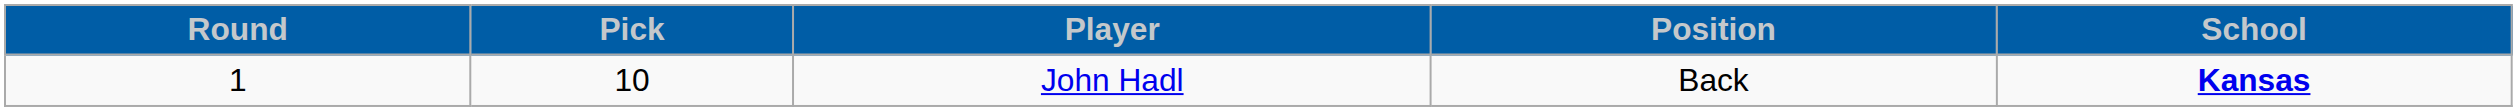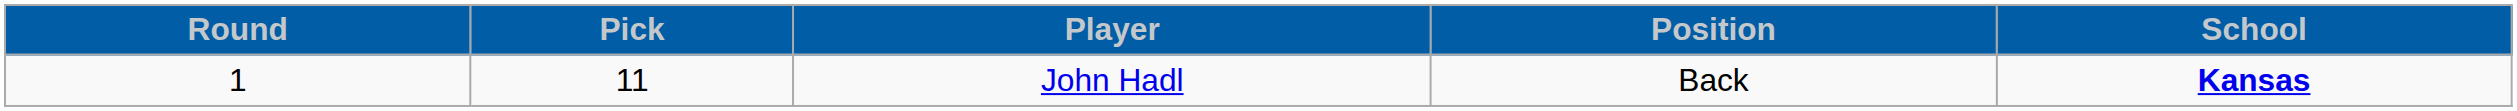(632, 79) 10 -> (632, 79) 11
